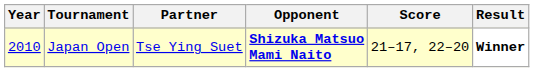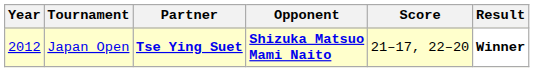(24, 47) 2010 -> (24, 47) 2012
(189, 47) normal -> (189, 47) bold
